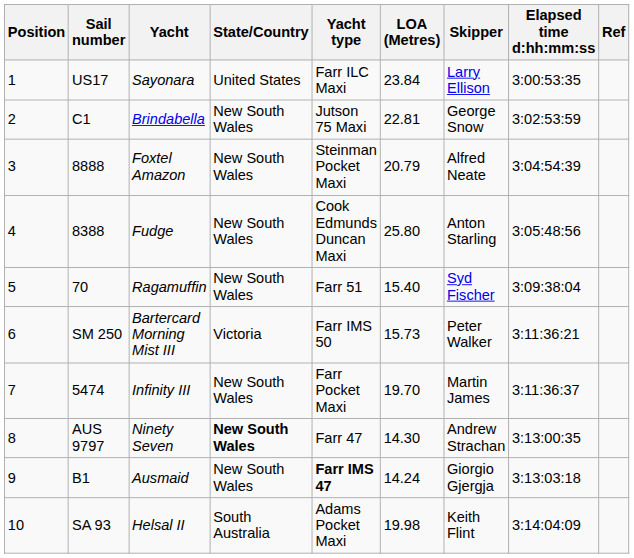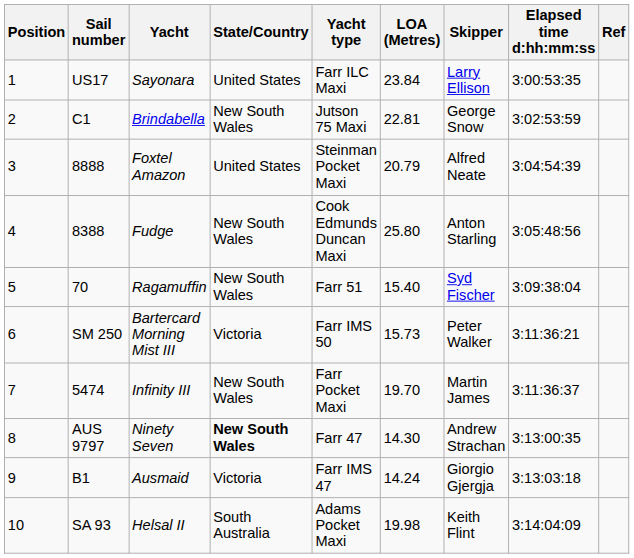(249, 167) New South Wales -> (257, 167) United States
(249, 477) New South Wales -> (237, 477) Victoria
(345, 477) bold -> (344, 477) normal
